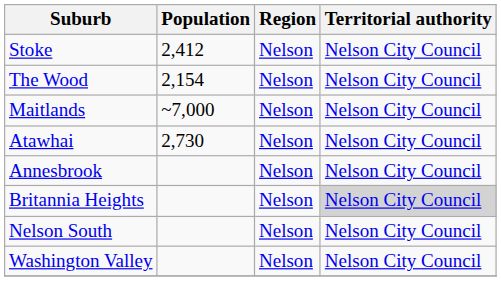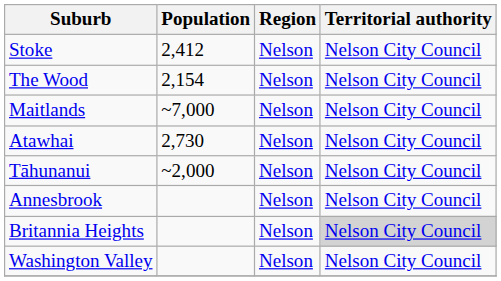+ row: (50, 170)
- row: (61, 230)
